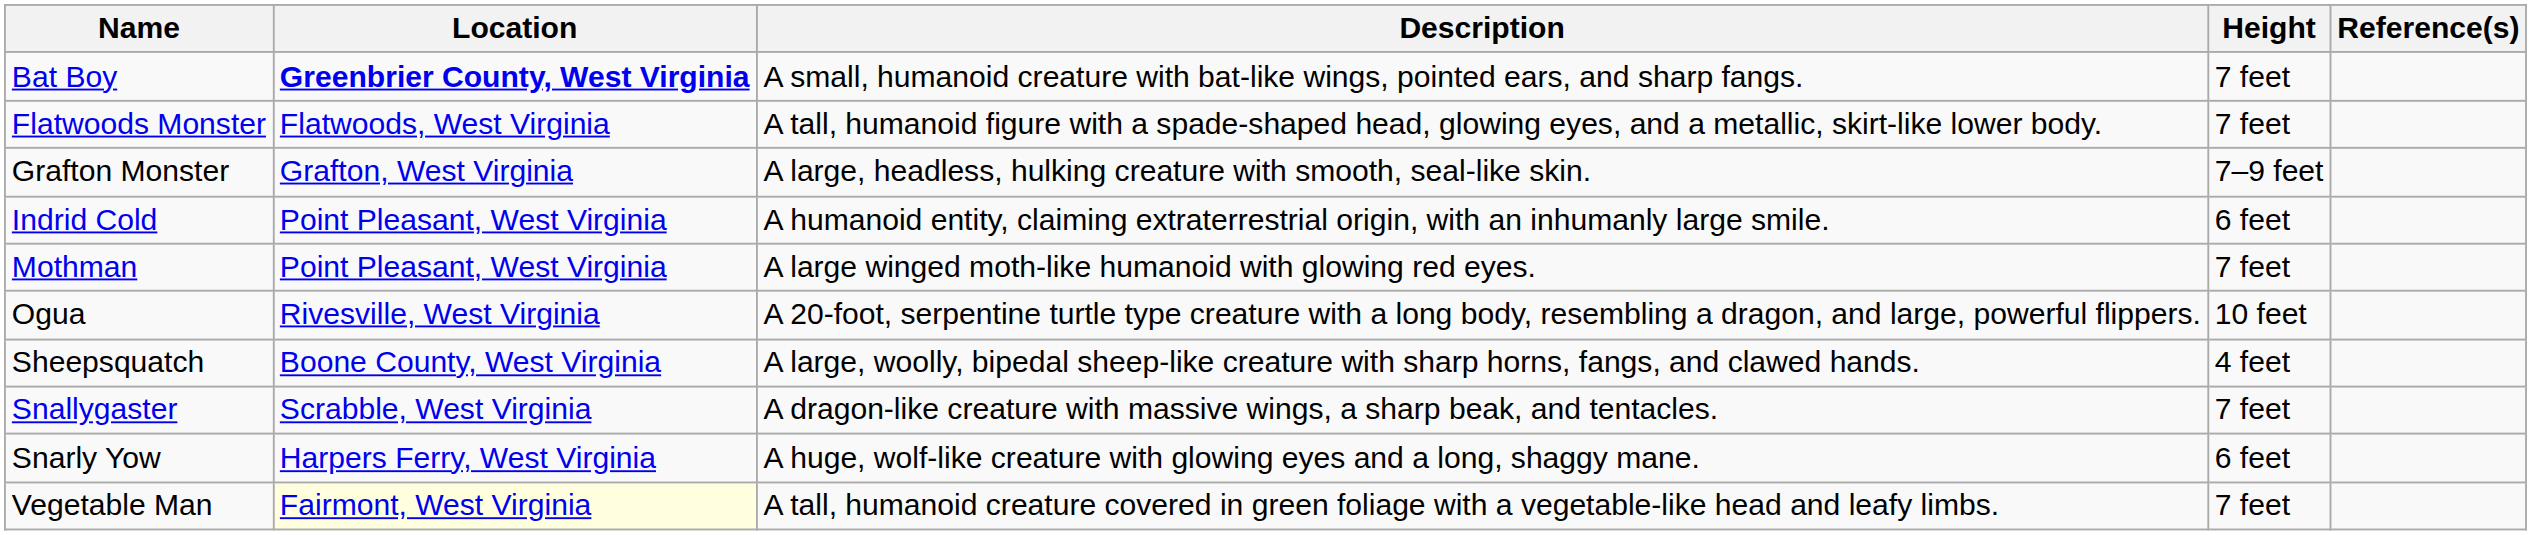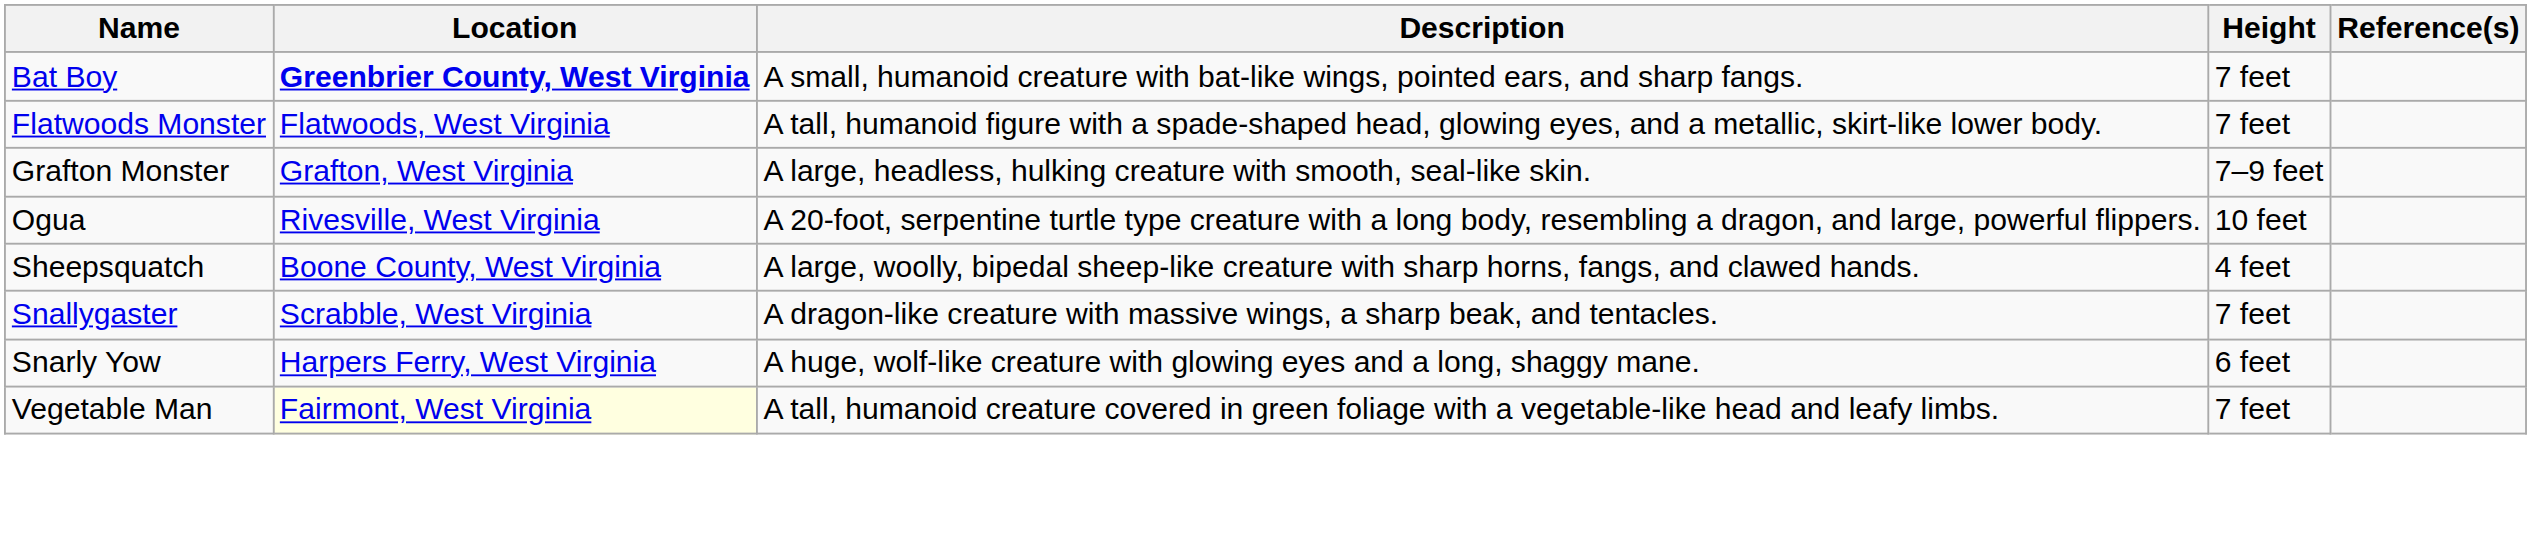- row: (85, 219)
- row: (75, 266)
